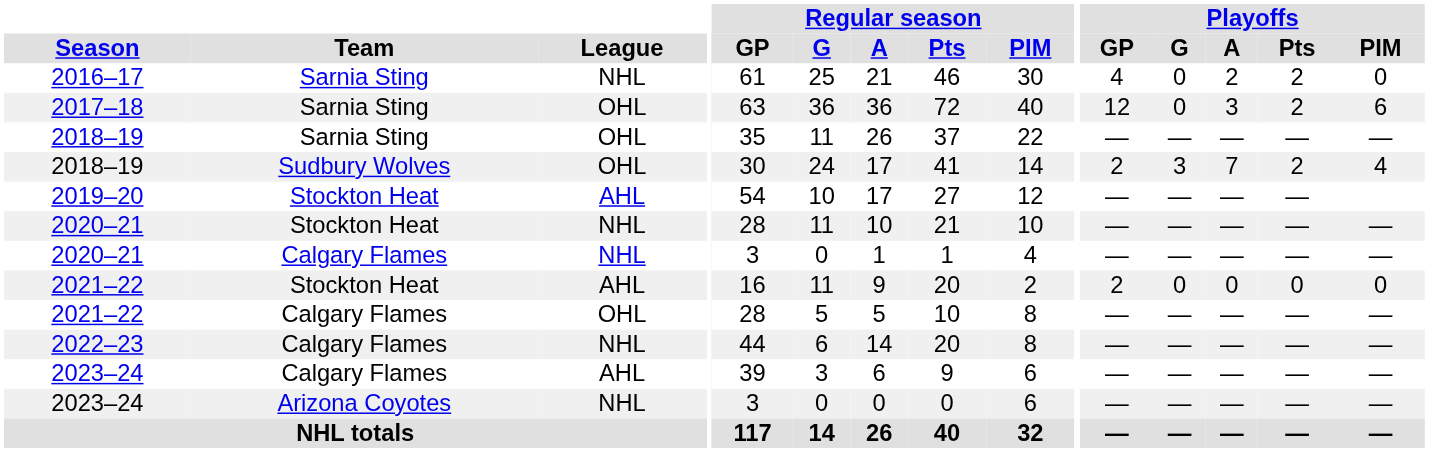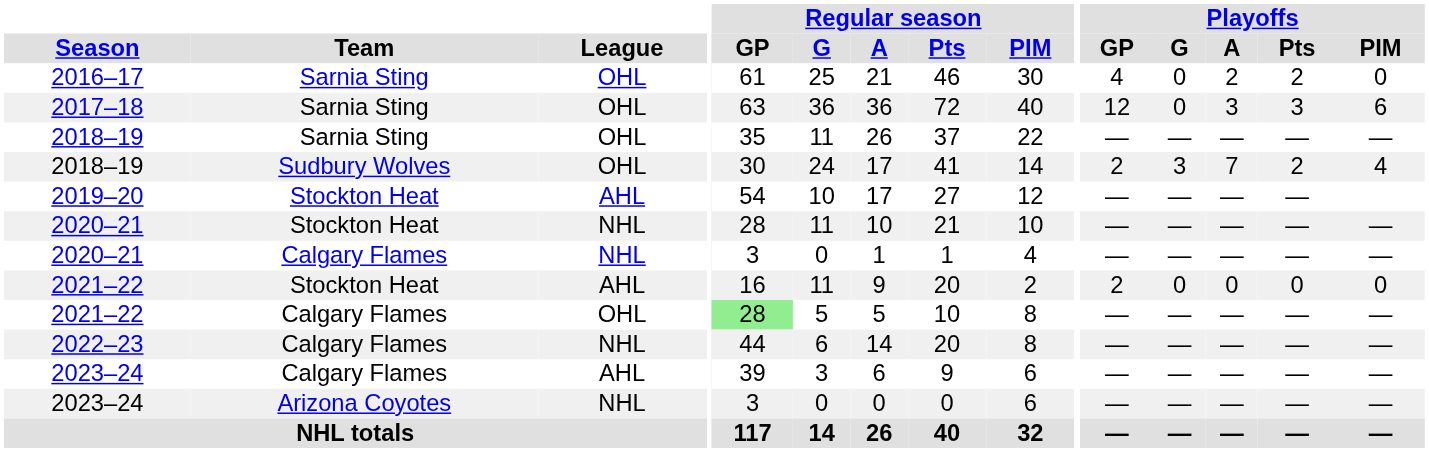(622, 77) NHL -> (622, 77) OHL
(1297, 107) 2 -> (1297, 107) 3
(753, 314) no background -> (753, 314) lightgreen background
